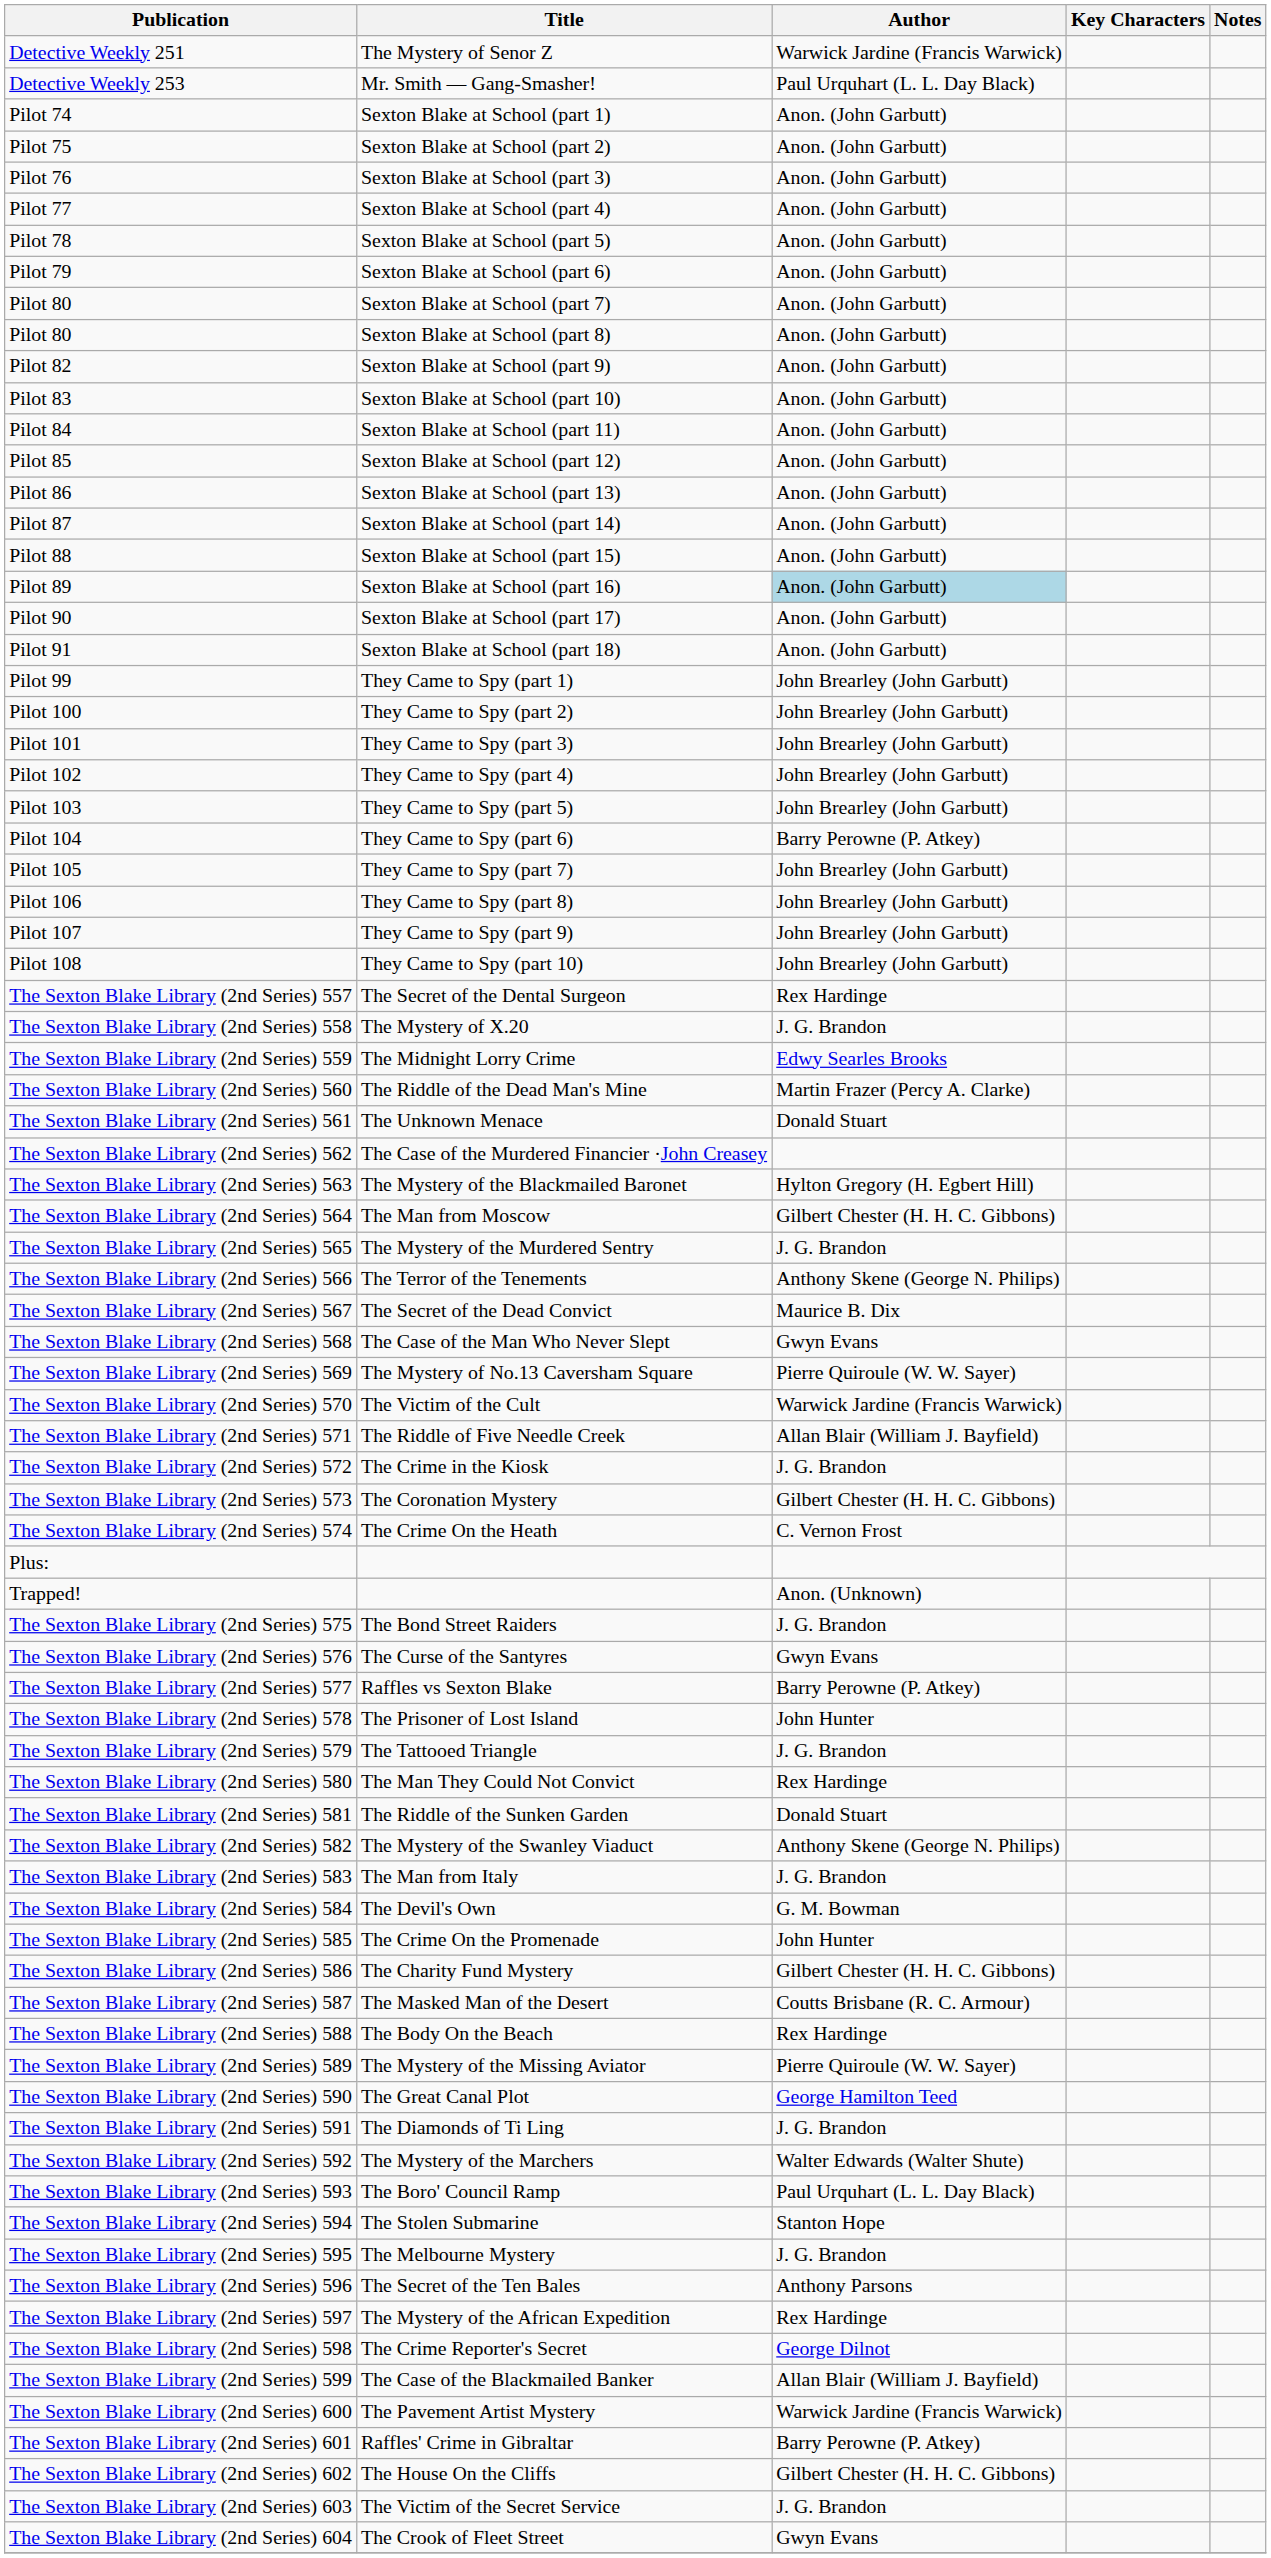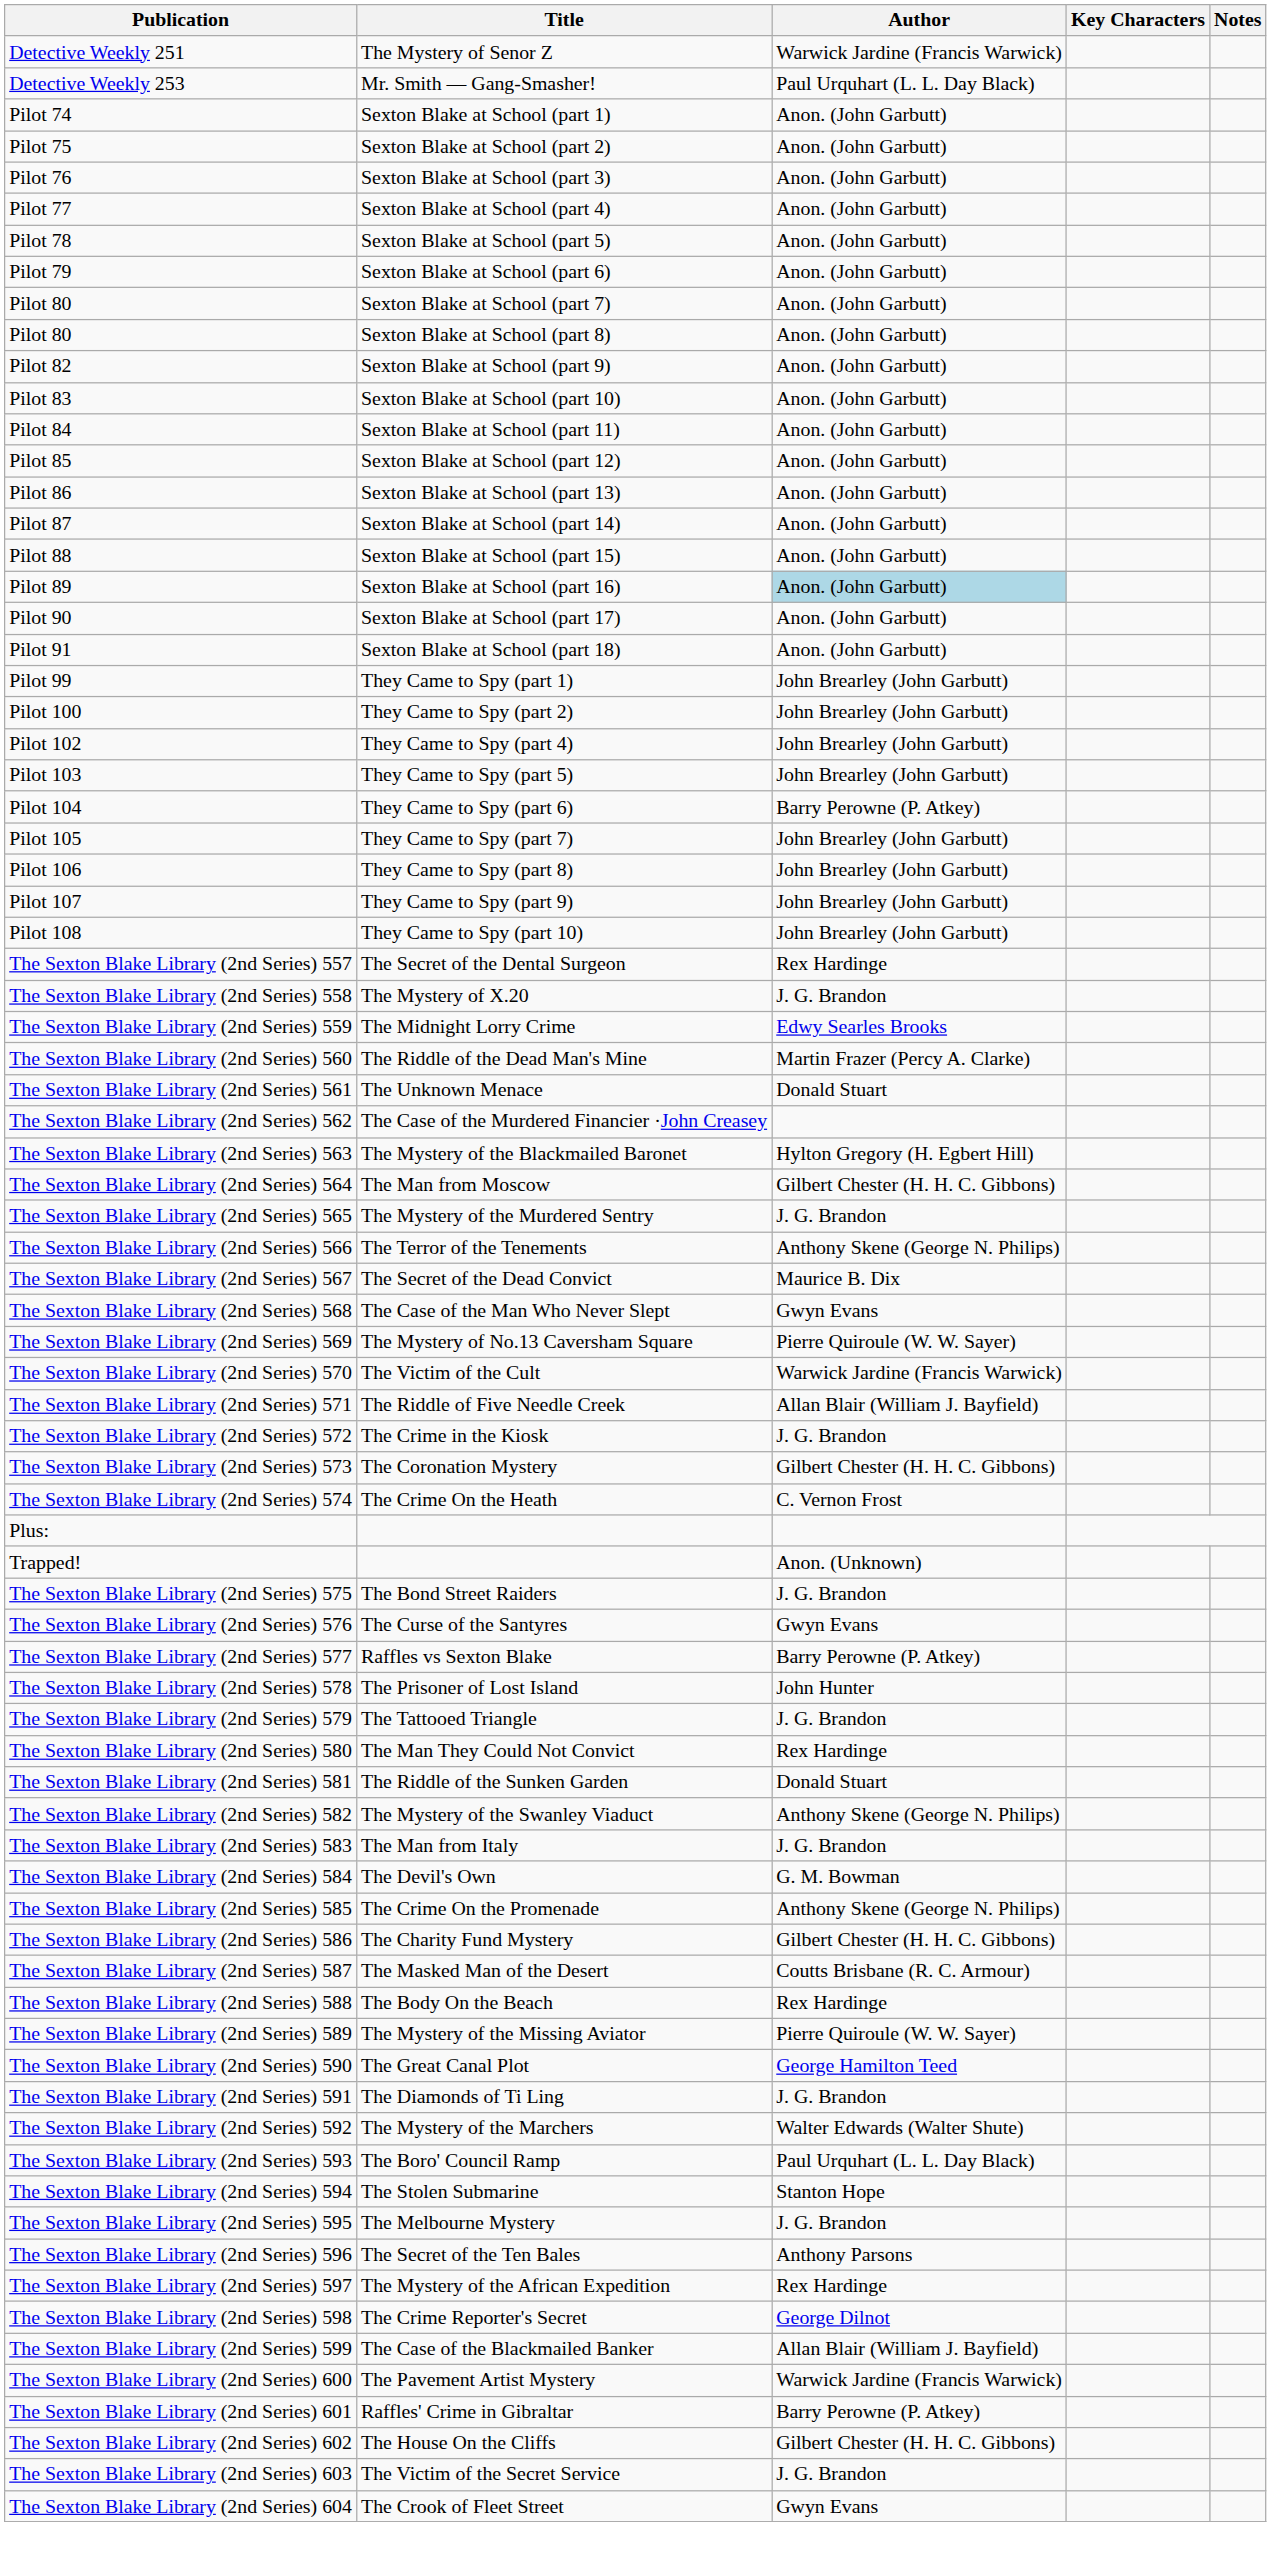- row: (45, 743)
(825, 1939) John Hunter -> (918, 1908) Anthony Skene (George N. Philips)
